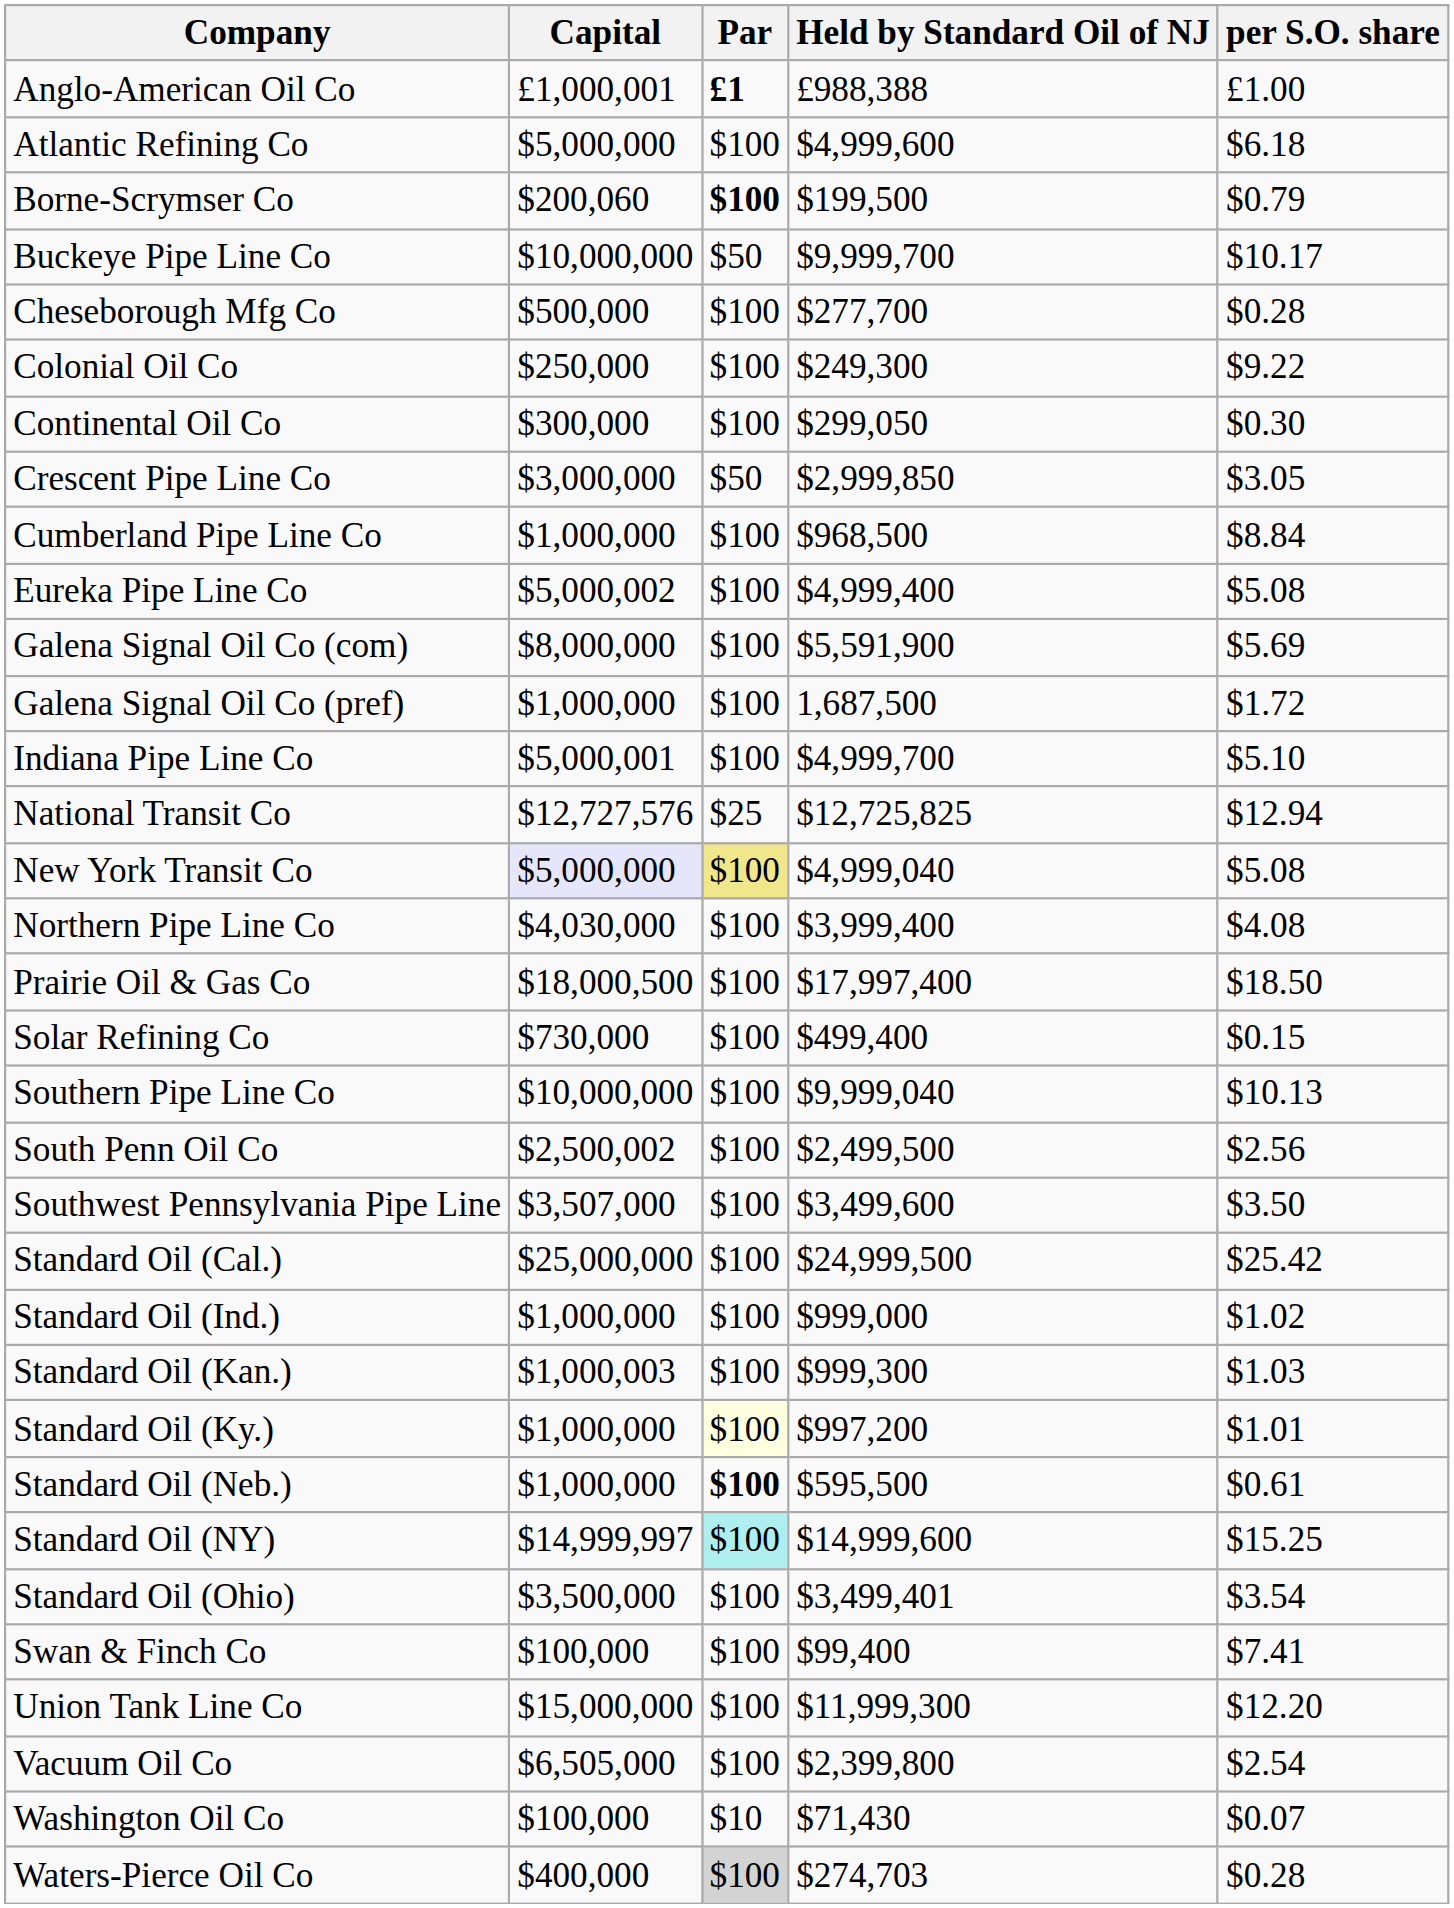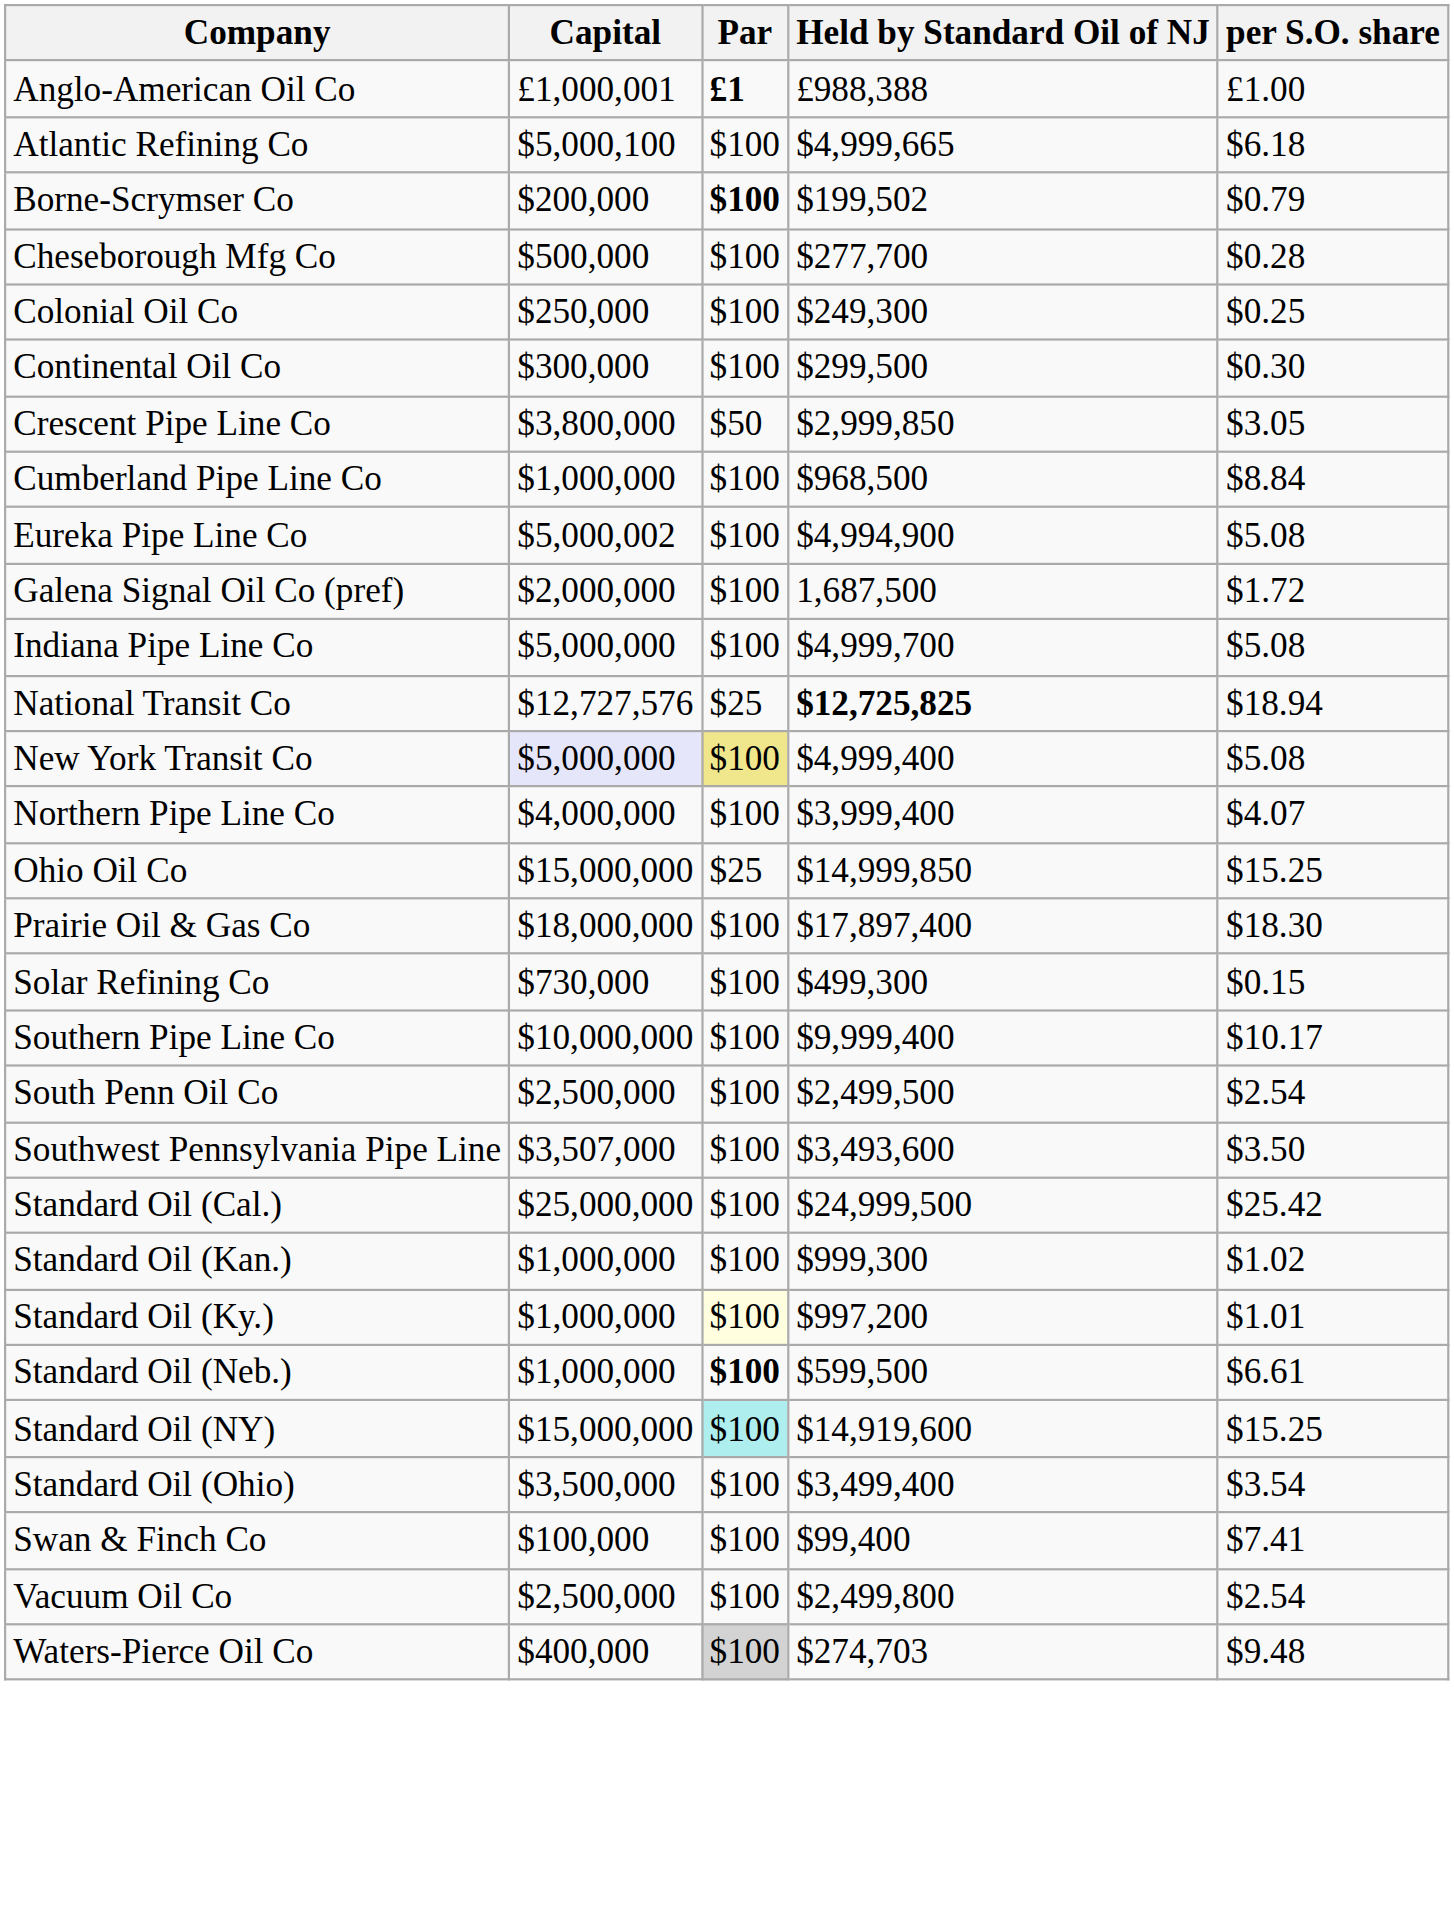(597, 144) $5,000,000 -> (597, 144) $5,000,100
(875, 144) $4,999,600 -> (875, 144) $4,999,665
(583, 199) $200,060 -> (583, 199) $200,000
(862, 199) $199,500 -> (862, 199) $199,502
- row: (172, 255)
(1266, 367) $9.22 -> (1266, 311) $0.25
(862, 423) $299,050 -> (862, 367) $299,500
(597, 479) $3,000,000 -> (597, 423) $3,800,000
(875, 590) $4,999,400 -> (875, 534) $4,994,900
- row: (211, 646)
(597, 702) $1,000,000 -> (597, 590) $2,000,000
(597, 758) $5,000,001 -> (597, 646) $5,000,000
(1266, 758) $5.10 -> (1266, 646) $5.08
(884, 813) normal -> (884, 702) bold
(1274, 813) $12.94 -> (1274, 702) $18.94
(875, 869) $4,999,040 -> (875, 758) $4,999,400
(597, 925) $4,030,000 -> (597, 813) $4,000,000
(1266, 925) $4.08 -> (1266, 813) $4.07
+ row: (100, 869)
(605, 981) $18,000,500 -> (605, 925) $18,000,000
(884, 981) $17,997,400 -> (884, 925) $17,897,400
(1274, 981) $18.50 -> (1274, 925) $18.30
(862, 1037) $499,400 -> (862, 981) $499,300
(875, 1093) $9,999,040 -> (875, 1037) $9,999,400
(1274, 1093) $10.13 -> (1274, 1037) $10.17
(597, 1148) $2,500,002 -> (597, 1093) $2,500,000
(1266, 1148) $2.56 -> (1266, 1093) $2.54
(875, 1204) $3,499,600 -> (875, 1148) $3,493,600
- row: (147, 1316)
(597, 1372) $1,000,003 -> (597, 1260) $1,000,000
(1266, 1372) $1.03 -> (1266, 1260) $1.02
(862, 1483) $595,500 -> (862, 1372) $599,500
(1266, 1483) $0.61 -> (1266, 1372) $6.61
(605, 1539) $14,999,997 -> (605, 1428) $15,000,000
(884, 1539) $14,999,600 -> (884, 1428) $14,919,600
(875, 1595) $3,499,401 -> (875, 1483) $3,499,400
- row: (158, 1707)
(597, 1762) $6,505,000 -> (597, 1595) $2,500,000
(875, 1762) $2,399,800 -> (875, 1595) $2,499,800
- row: (149, 1818)
(1266, 1874) $0.28 -> (1266, 1651) $9.48
